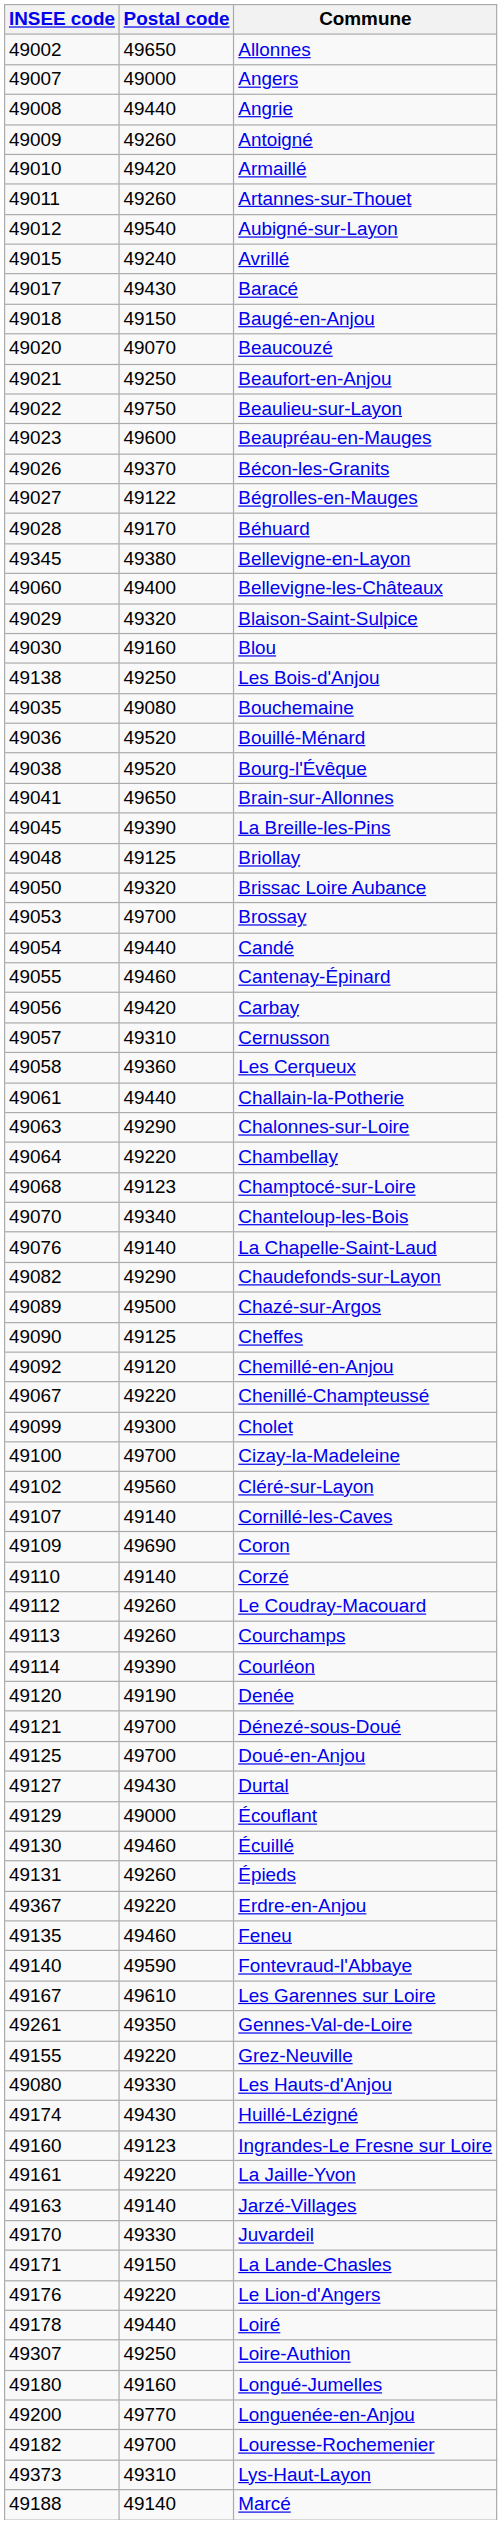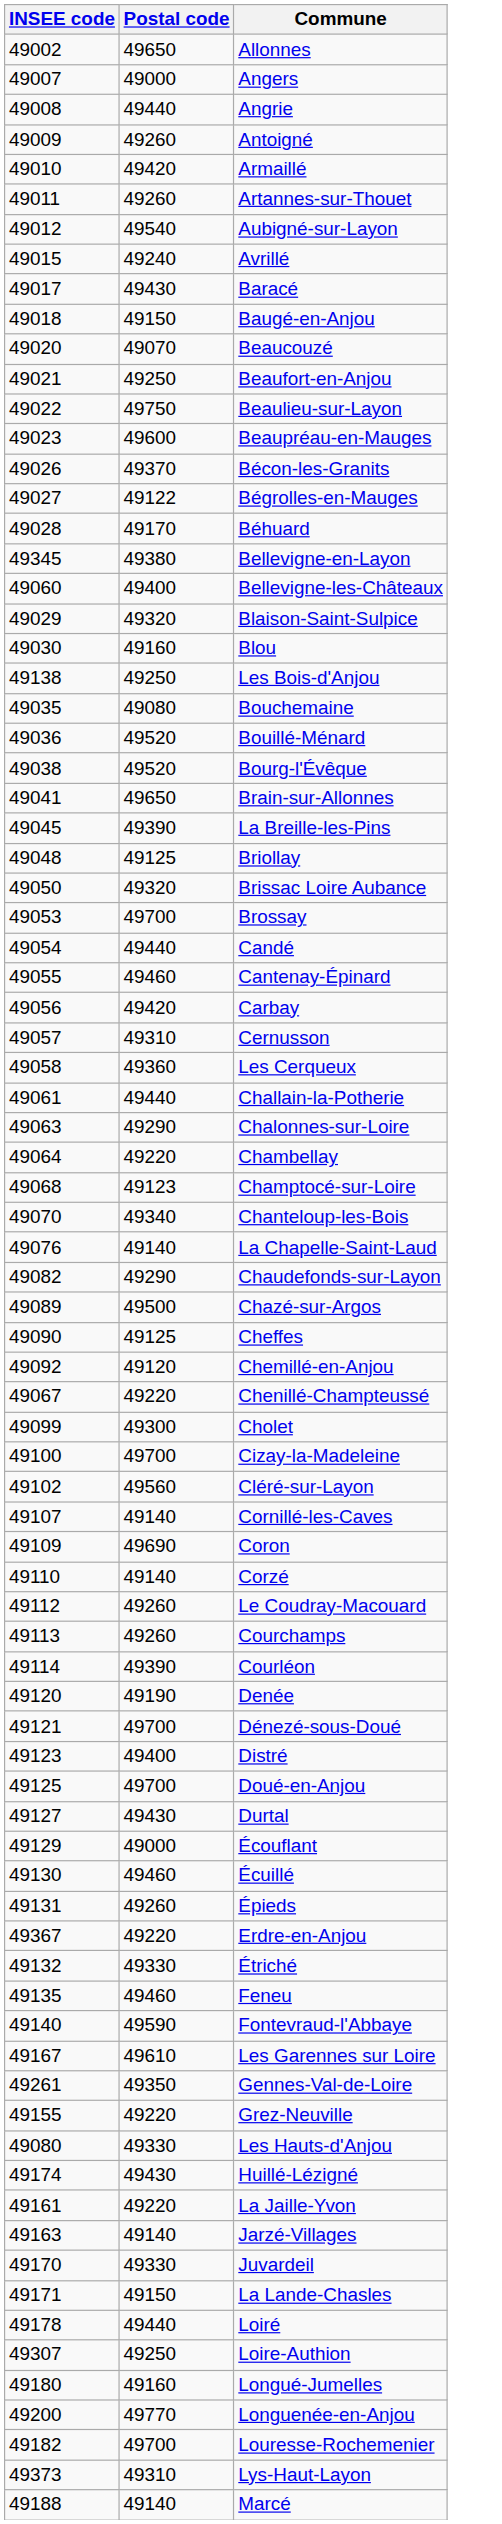+ row: (263, 1756)
+ row: (268, 1965)
- row: (365, 2145)
- row: (309, 2295)
